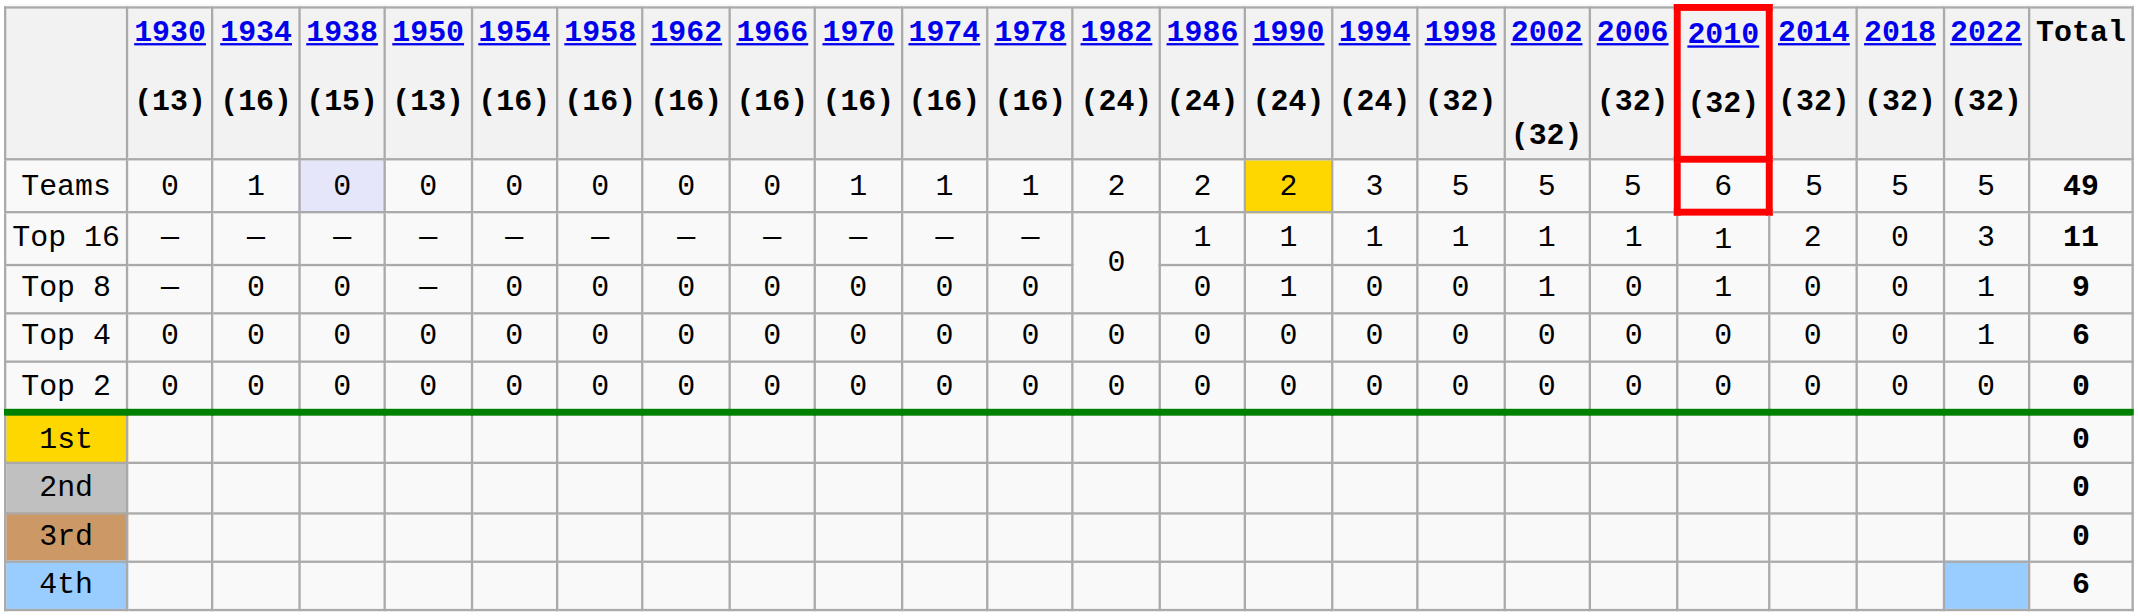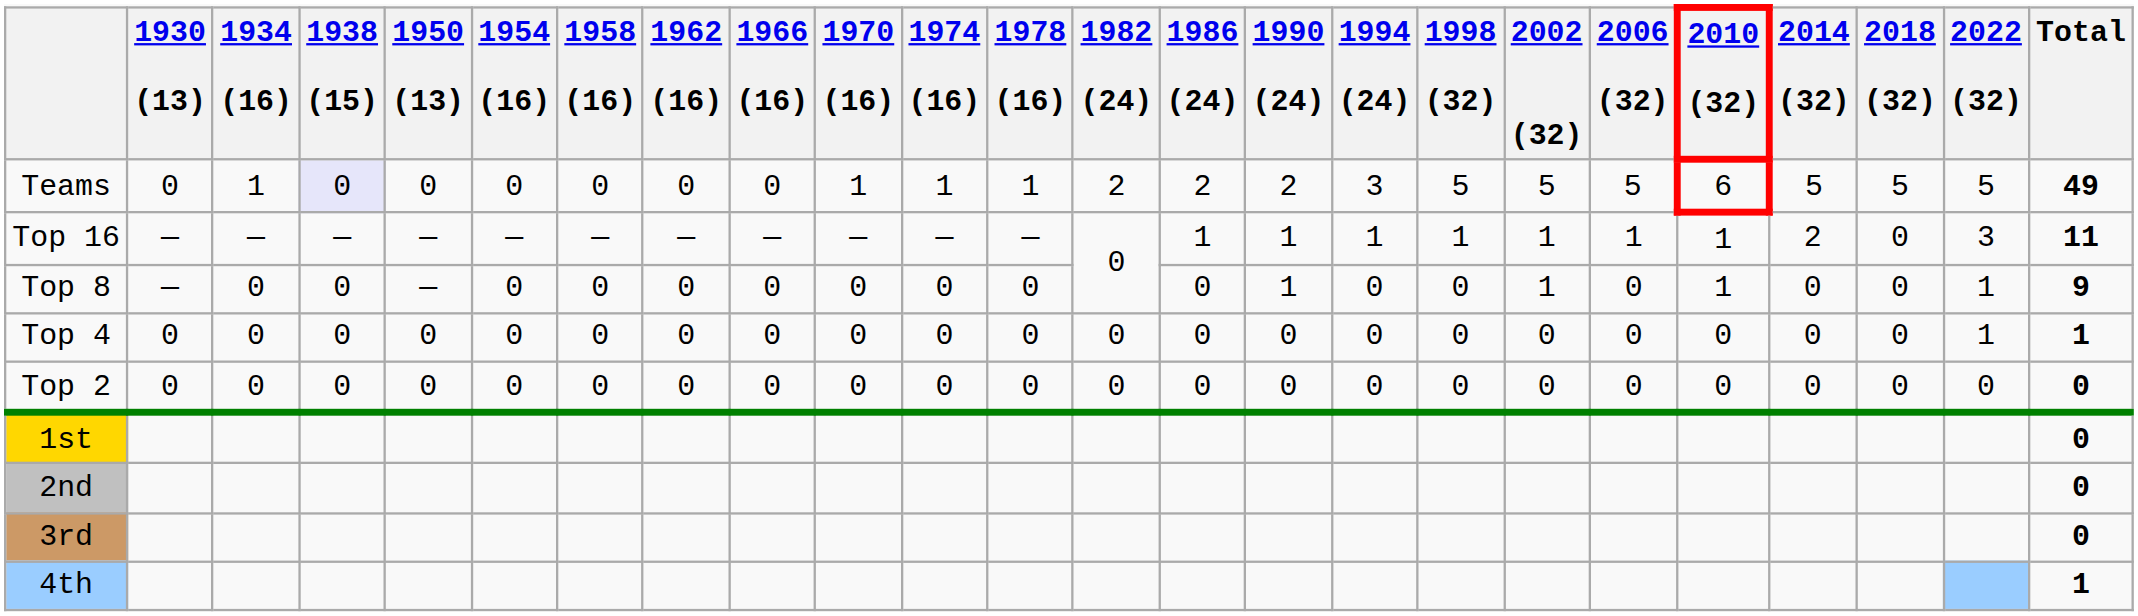(1289, 186) gold background -> (1289, 186) no background
(2081, 337) 6 -> (2081, 337) 1
(2081, 585) 6 -> (2081, 585) 1
